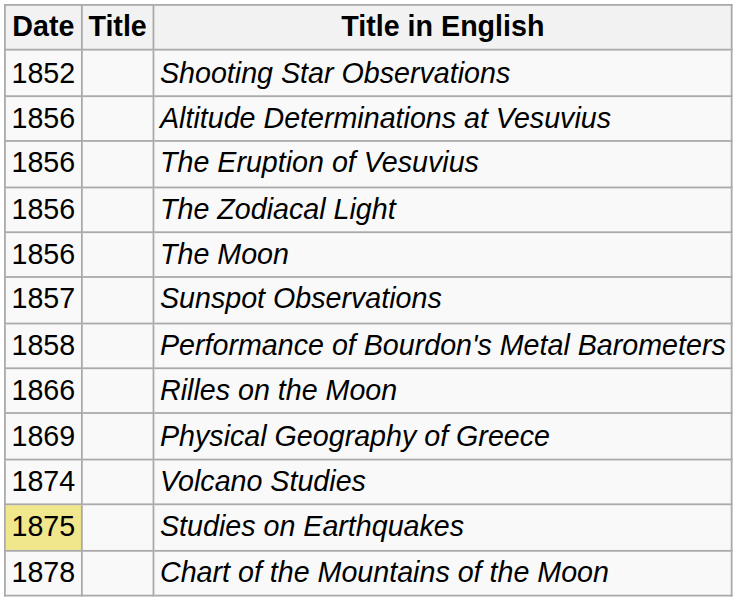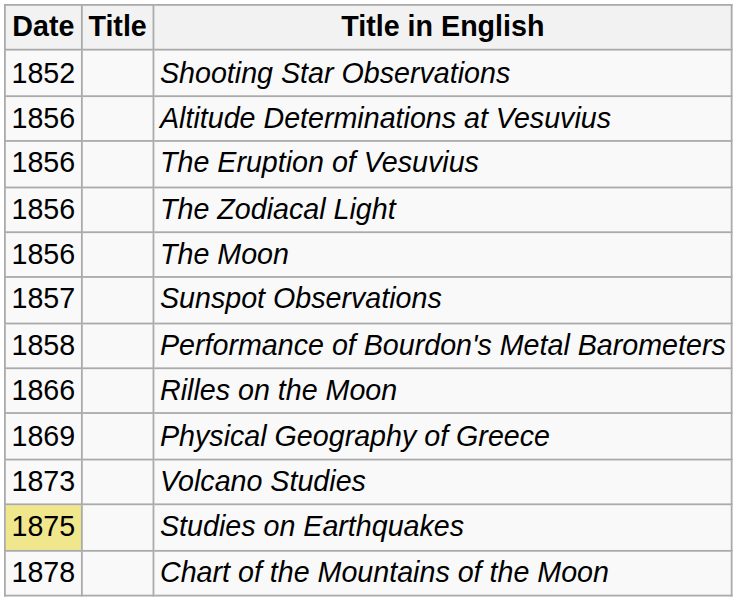(43, 481) 1874 -> (43, 481) 1873
